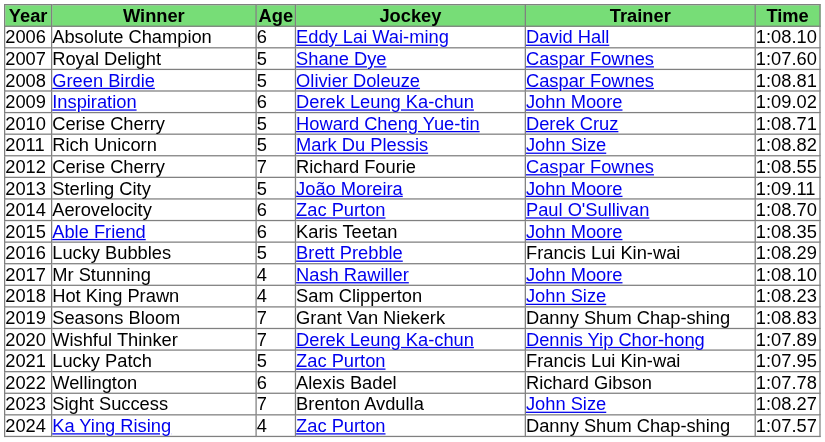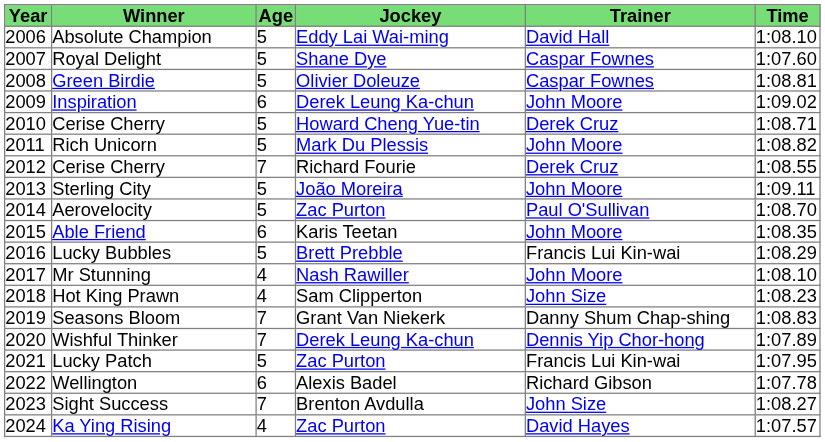(262, 37) 6 -> (262, 37) 5
(566, 145) John Size -> (574, 145) John Moore
(590, 167) Caspar Fownes -> (572, 167) Derek Cruz
(262, 210) 6 -> (262, 210) 5
(628, 426) Danny Shum Chap-shing -> (578, 426) David Hayes
